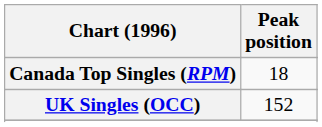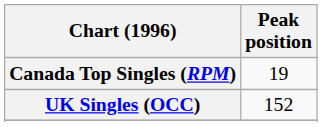(279, 73) 18 -> (279, 73) 19
